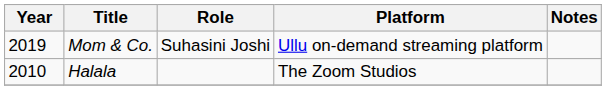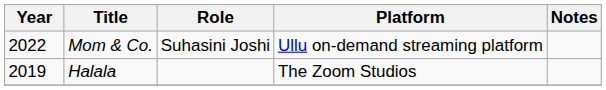(27, 44) 2019 -> (27, 44) 2022
(27, 71) 2010 -> (27, 71) 2019
